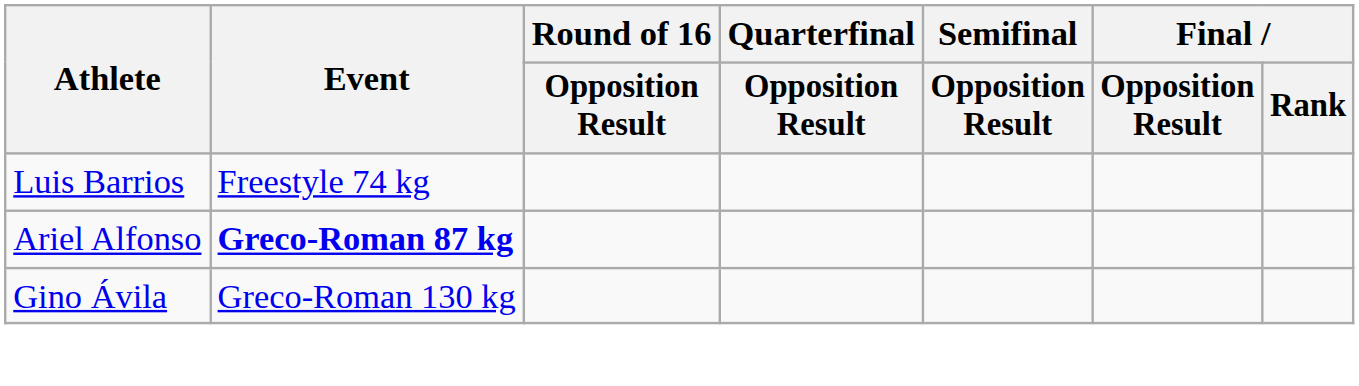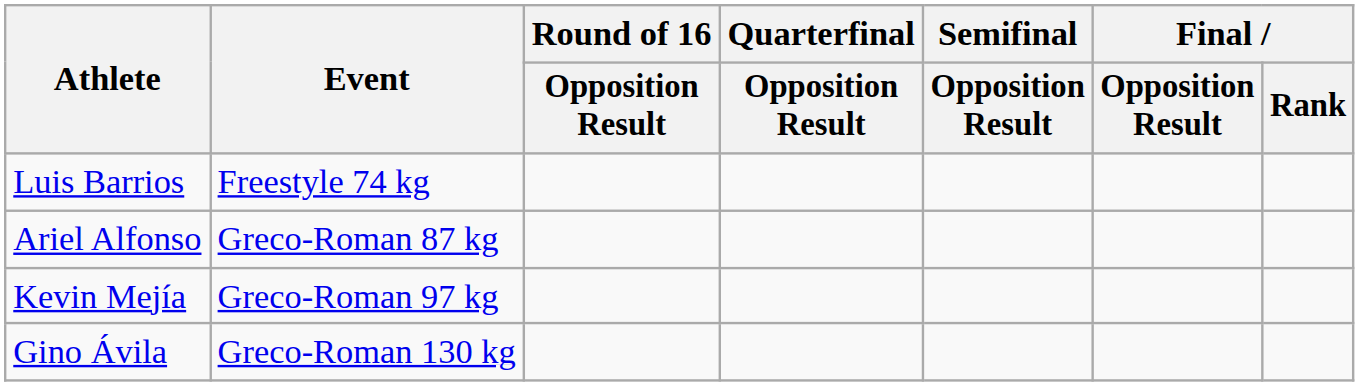(365, 238) bold -> (358, 238) normal
+ row: (100, 295)
